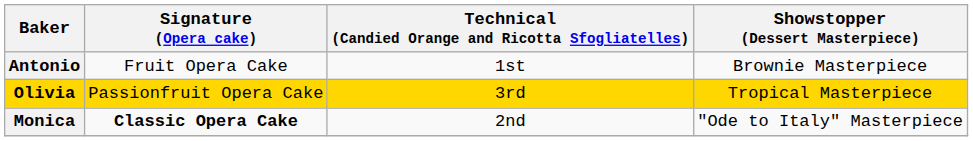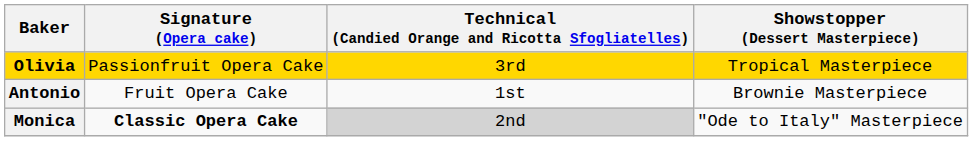rows swapped: (44, 66) <-> (44, 94)
(510, 121) no background -> (510, 121) lightgrey background
